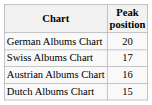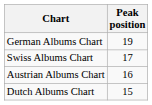(128, 41) 20 -> (128, 41) 19
